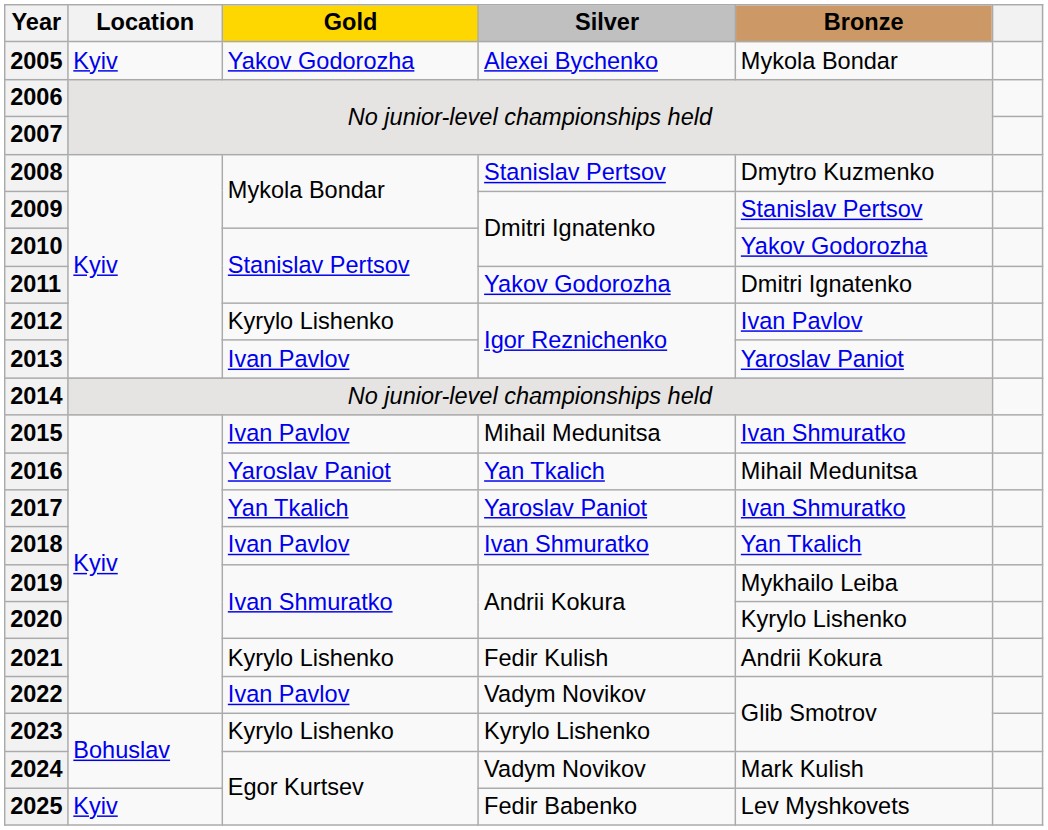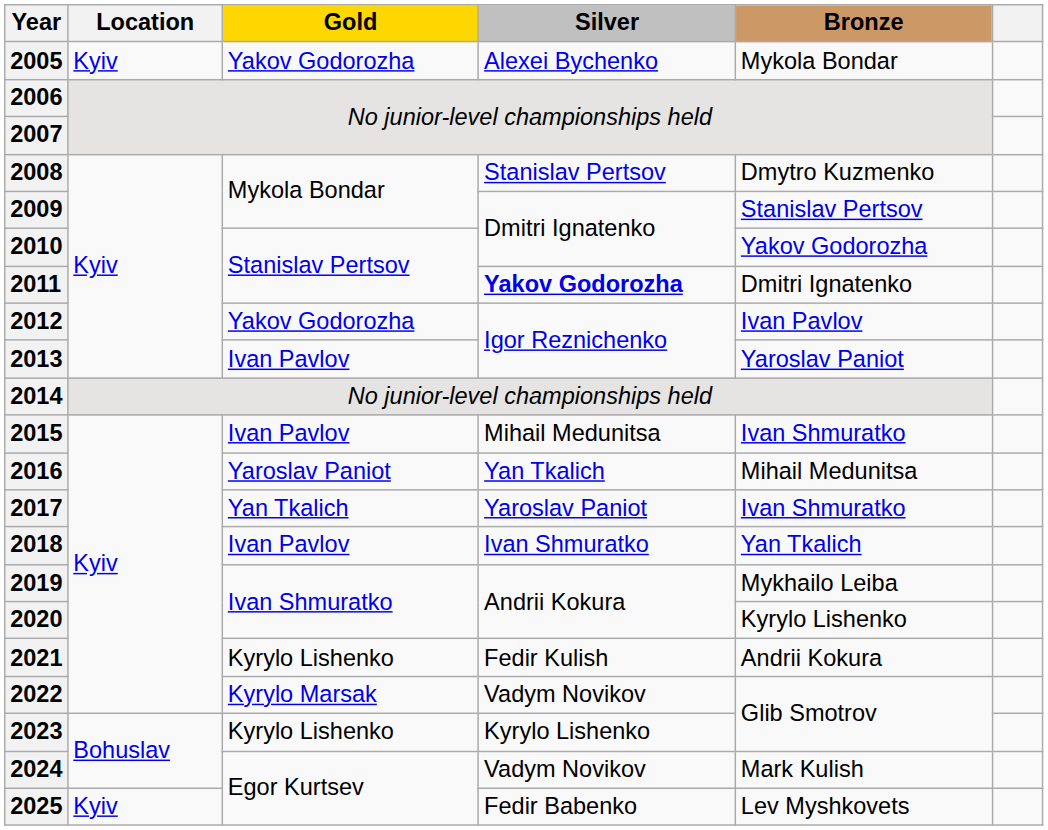(577, 284) normal -> (583, 284) bold
(311, 321) Kyrylo Lishenko -> (321, 321) Yakov Godorozha
(289, 694) Ivan Pavlov -> (302, 694) Kyrylo Marsak
